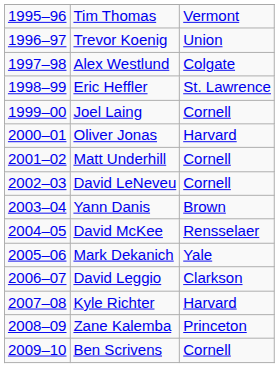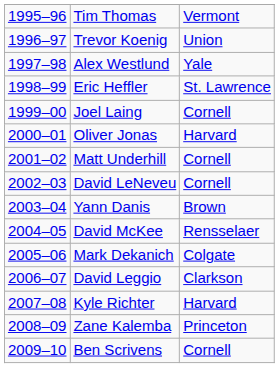(209, 64) Colgate -> (198, 64) Yale
(198, 254) Yale -> (209, 254) Colgate
